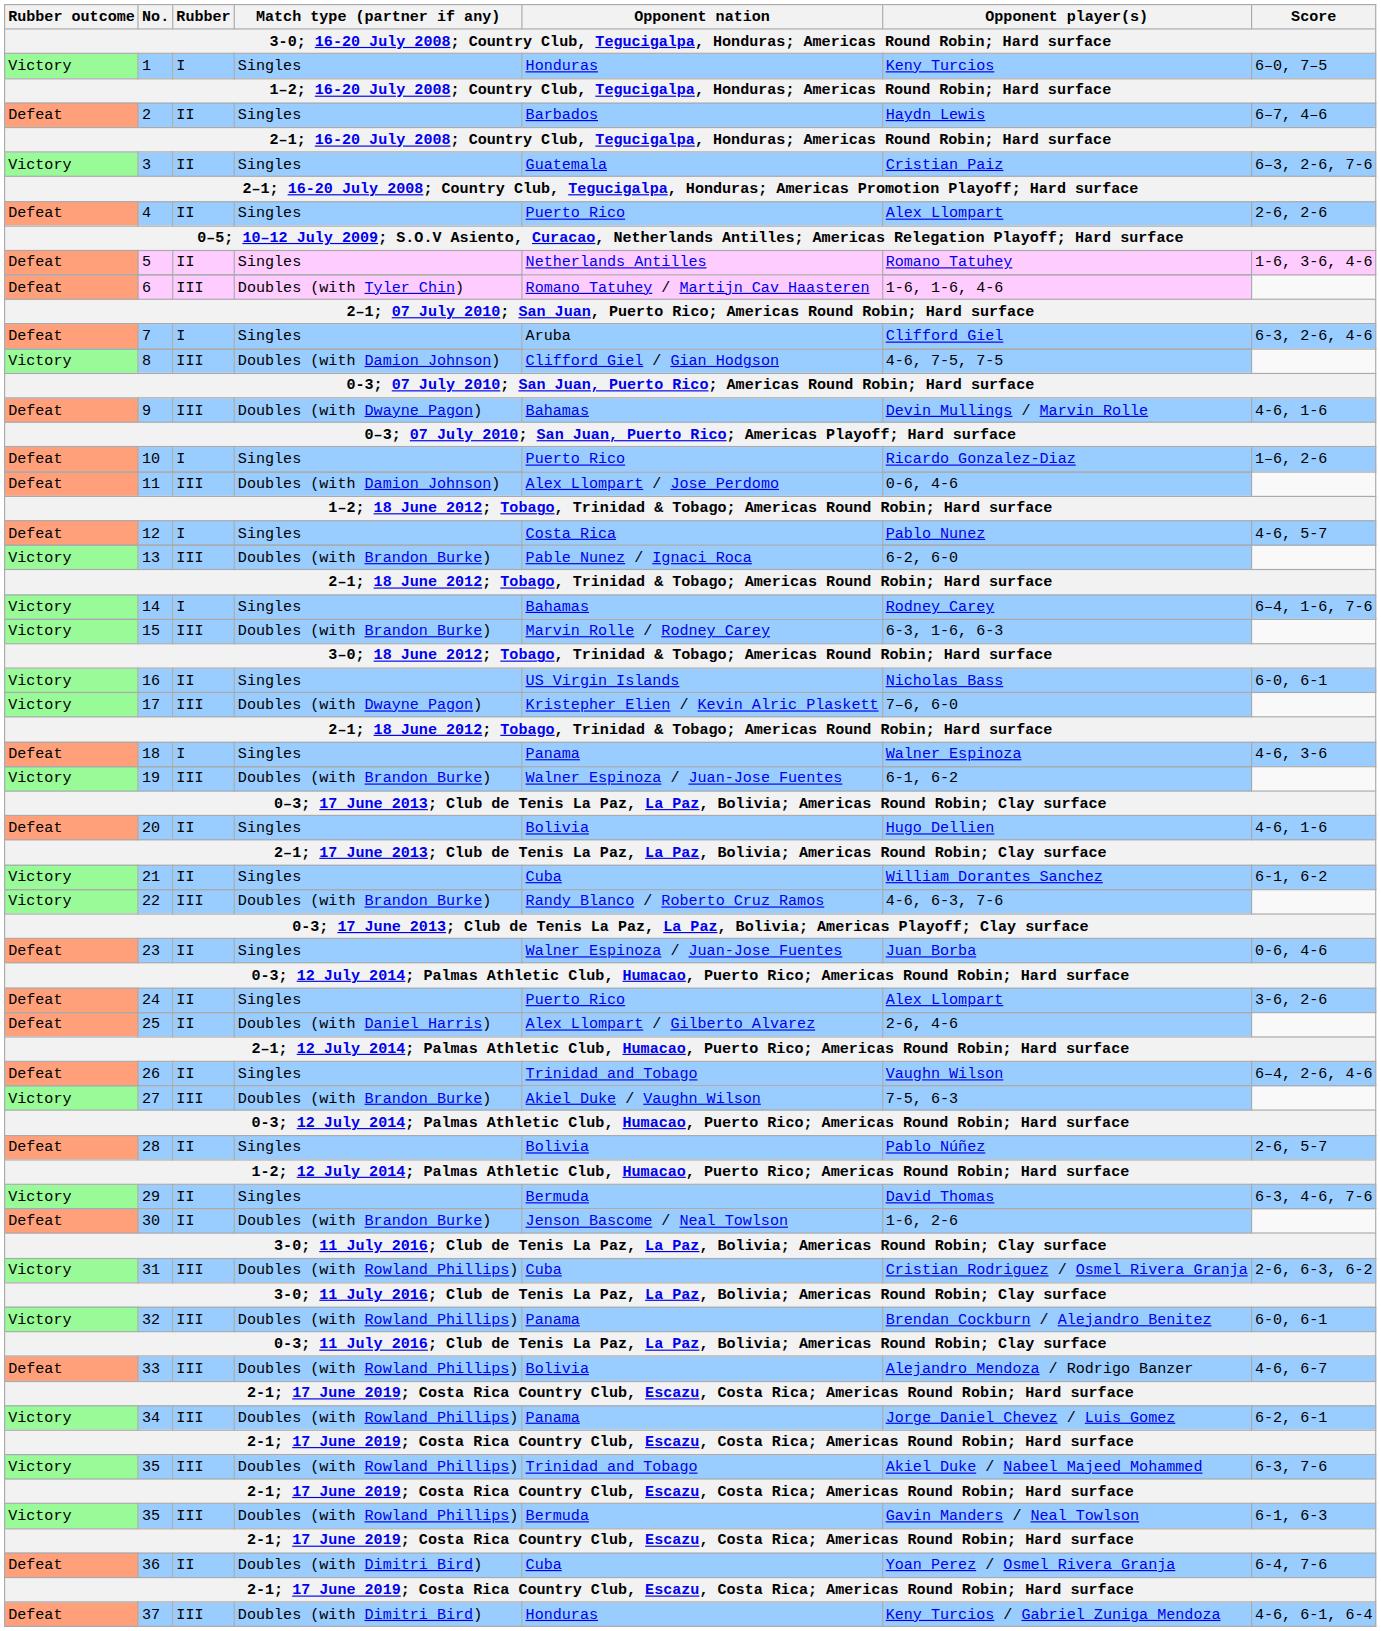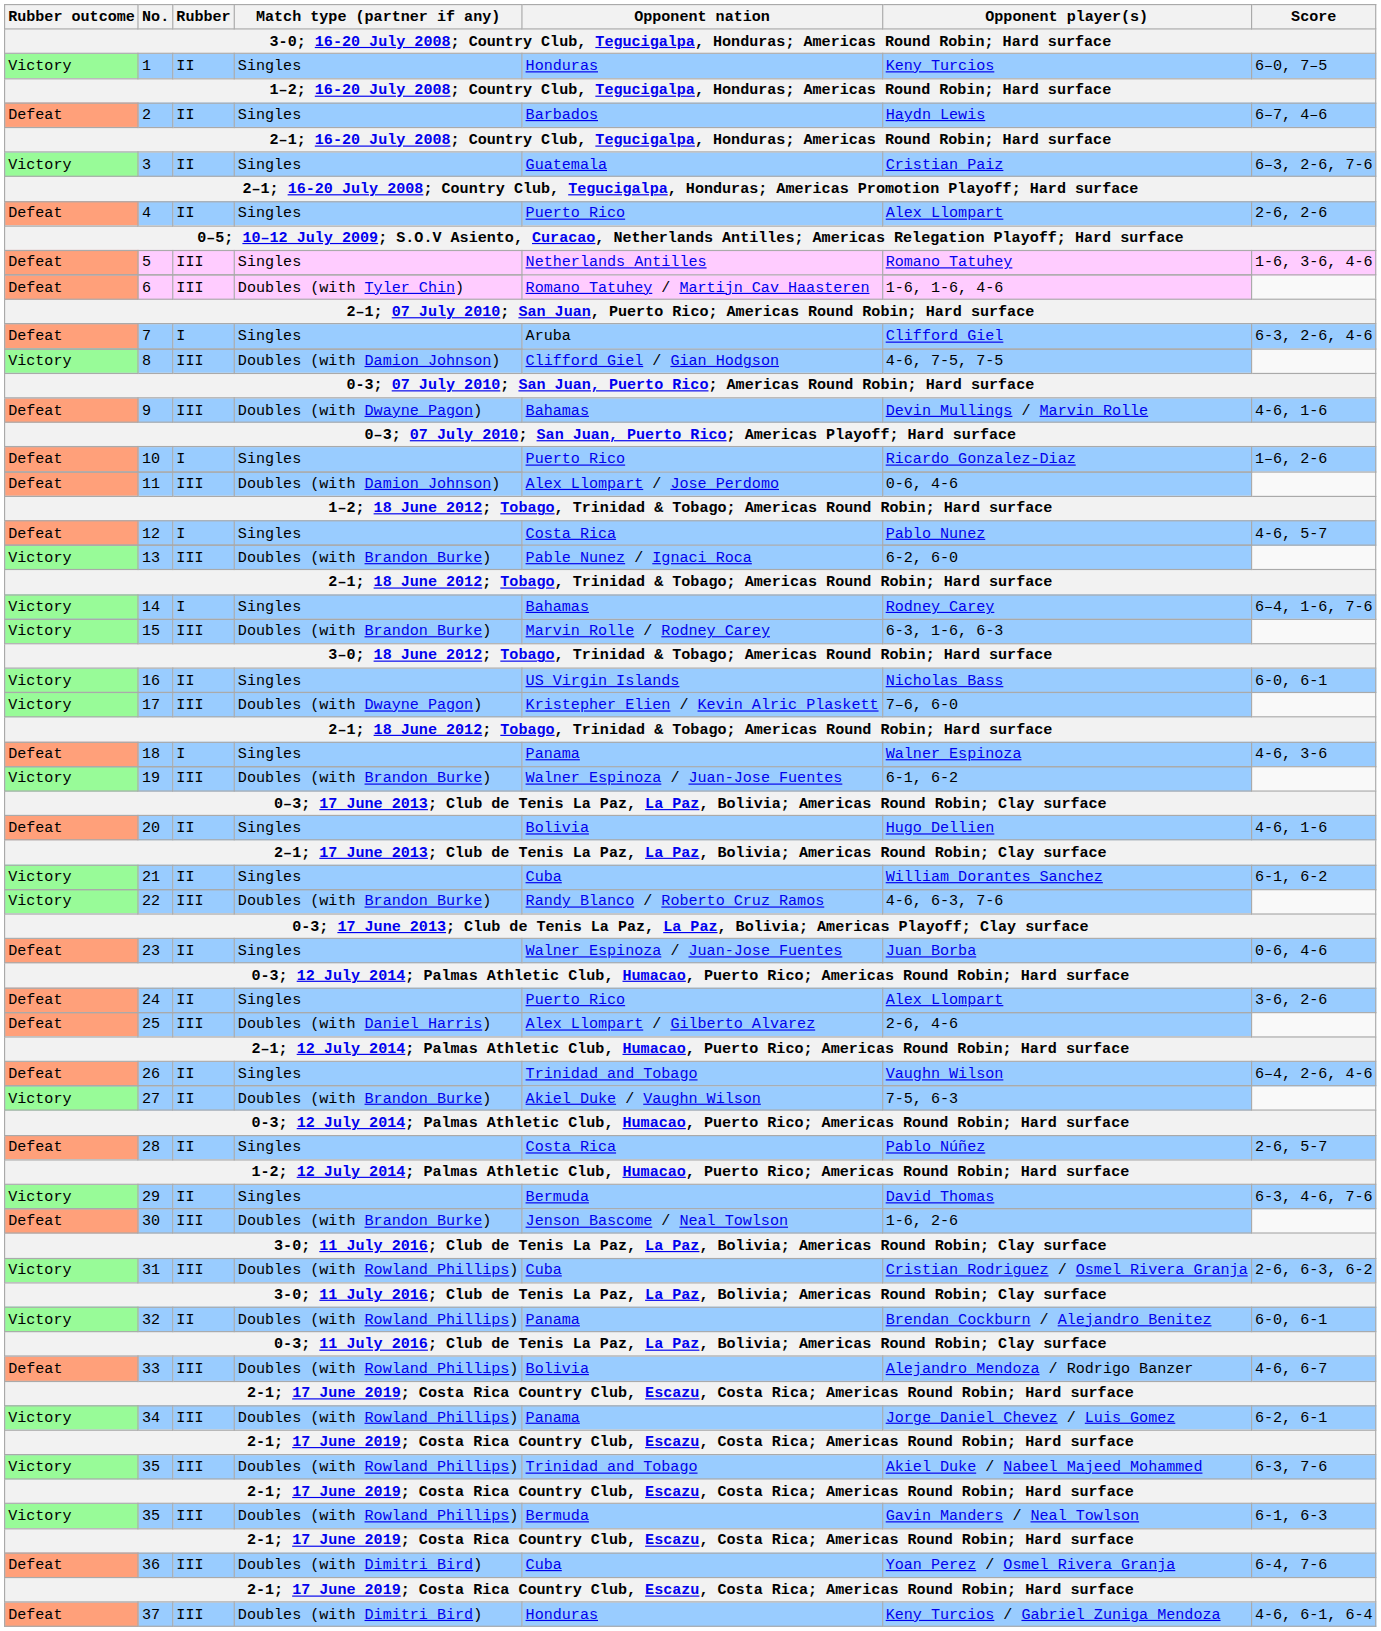(181, 66) I -> (185, 66) II
(185, 263) II -> (190, 263) III
(185, 1025) II -> (190, 1025) III
(190, 1098) III -> (185, 1098) II
(557, 1147) Bolivia -> (571, 1147) Costa Rica
(185, 1221) II -> (190, 1221) III
(190, 1319) III -> (185, 1319) II
(185, 1565) II -> (190, 1565) III
